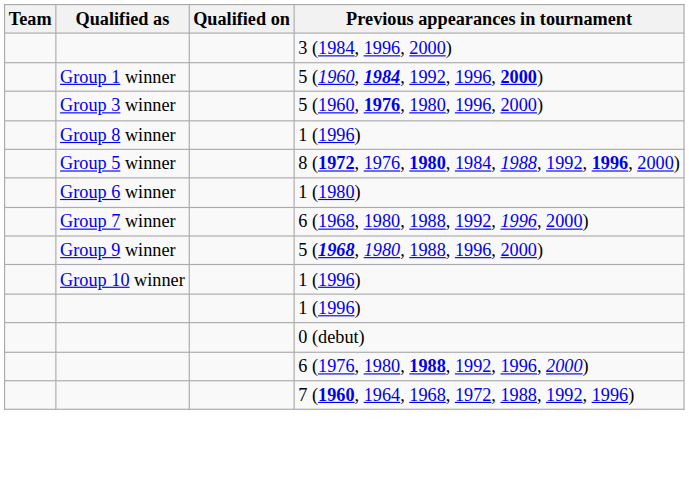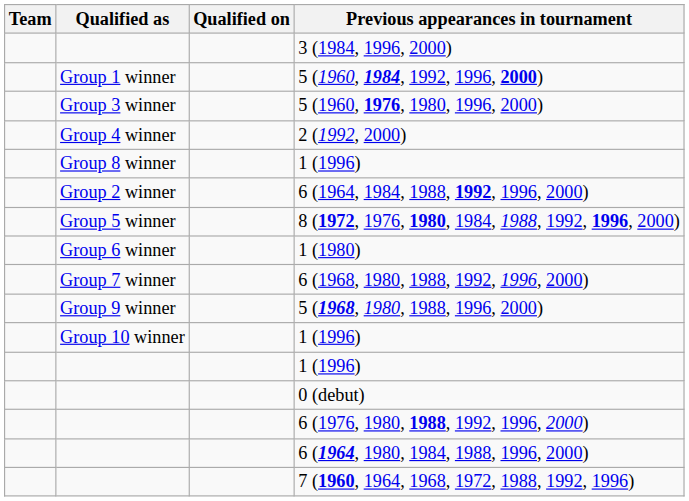+ row: (118, 134)
+ row: (118, 192)
+ row: (122, 453)
